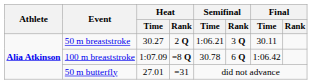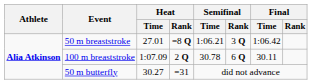(153, 42) 30.27 -> (153, 42) 27.01
(182, 42) 2 Q -> (182, 42) =8 Q
(267, 42) 30.11 -> (267, 42) 1:06.42
(182, 57) =8 Q -> (182, 57) 2 Q
(267, 57) 1:06.42 -> (267, 57) 30.11
(153, 72) 27.01 -> (153, 72) 30.27
